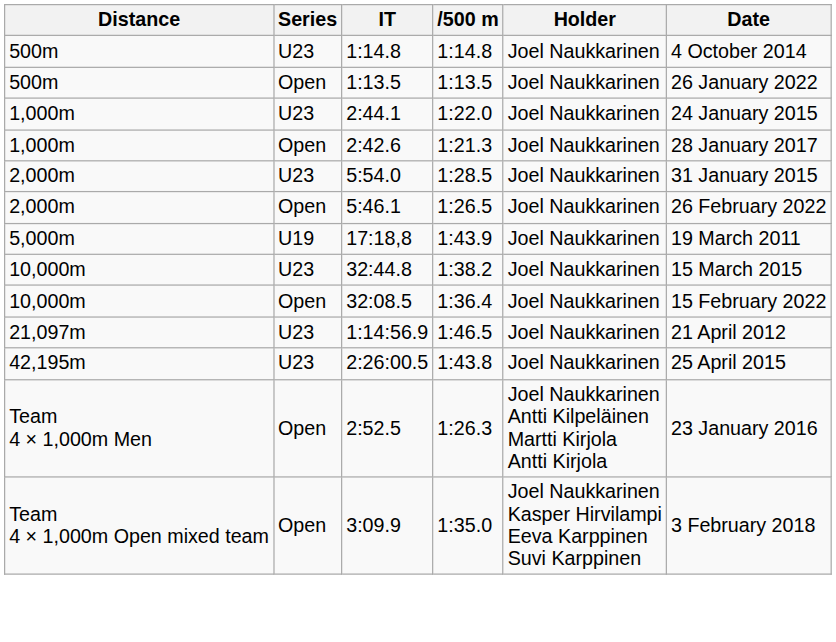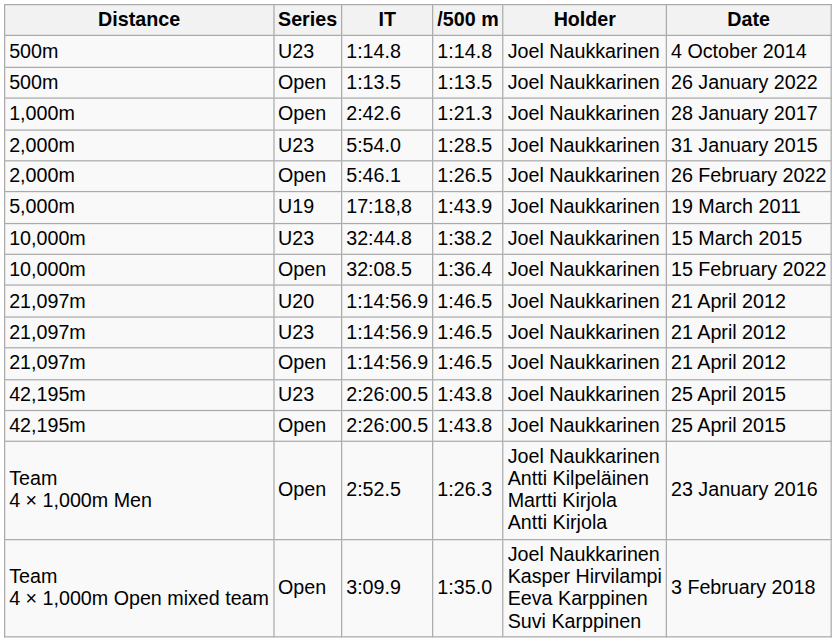- row: (296, 113)
+ row: (296, 301)
+ row: (302, 363)
+ row: (302, 425)
